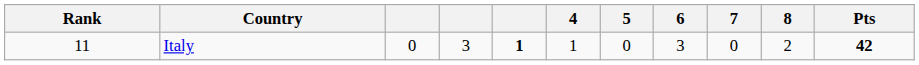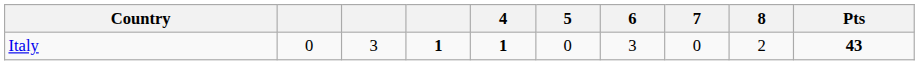- column: (82, 18)
(573, 45) normal -> (503, 45) bold
(864, 45) 42 -> (854, 45) 43
